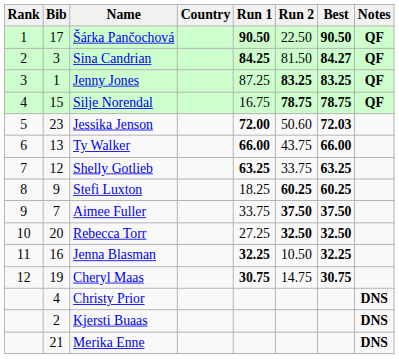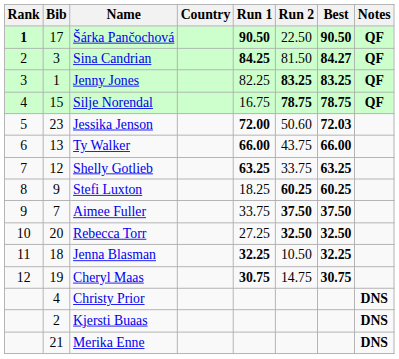(24, 37) normal -> (24, 37) bold
(254, 80) 87.25 -> (254, 80) 82.25
(56, 255) 16 -> (56, 255) 18
